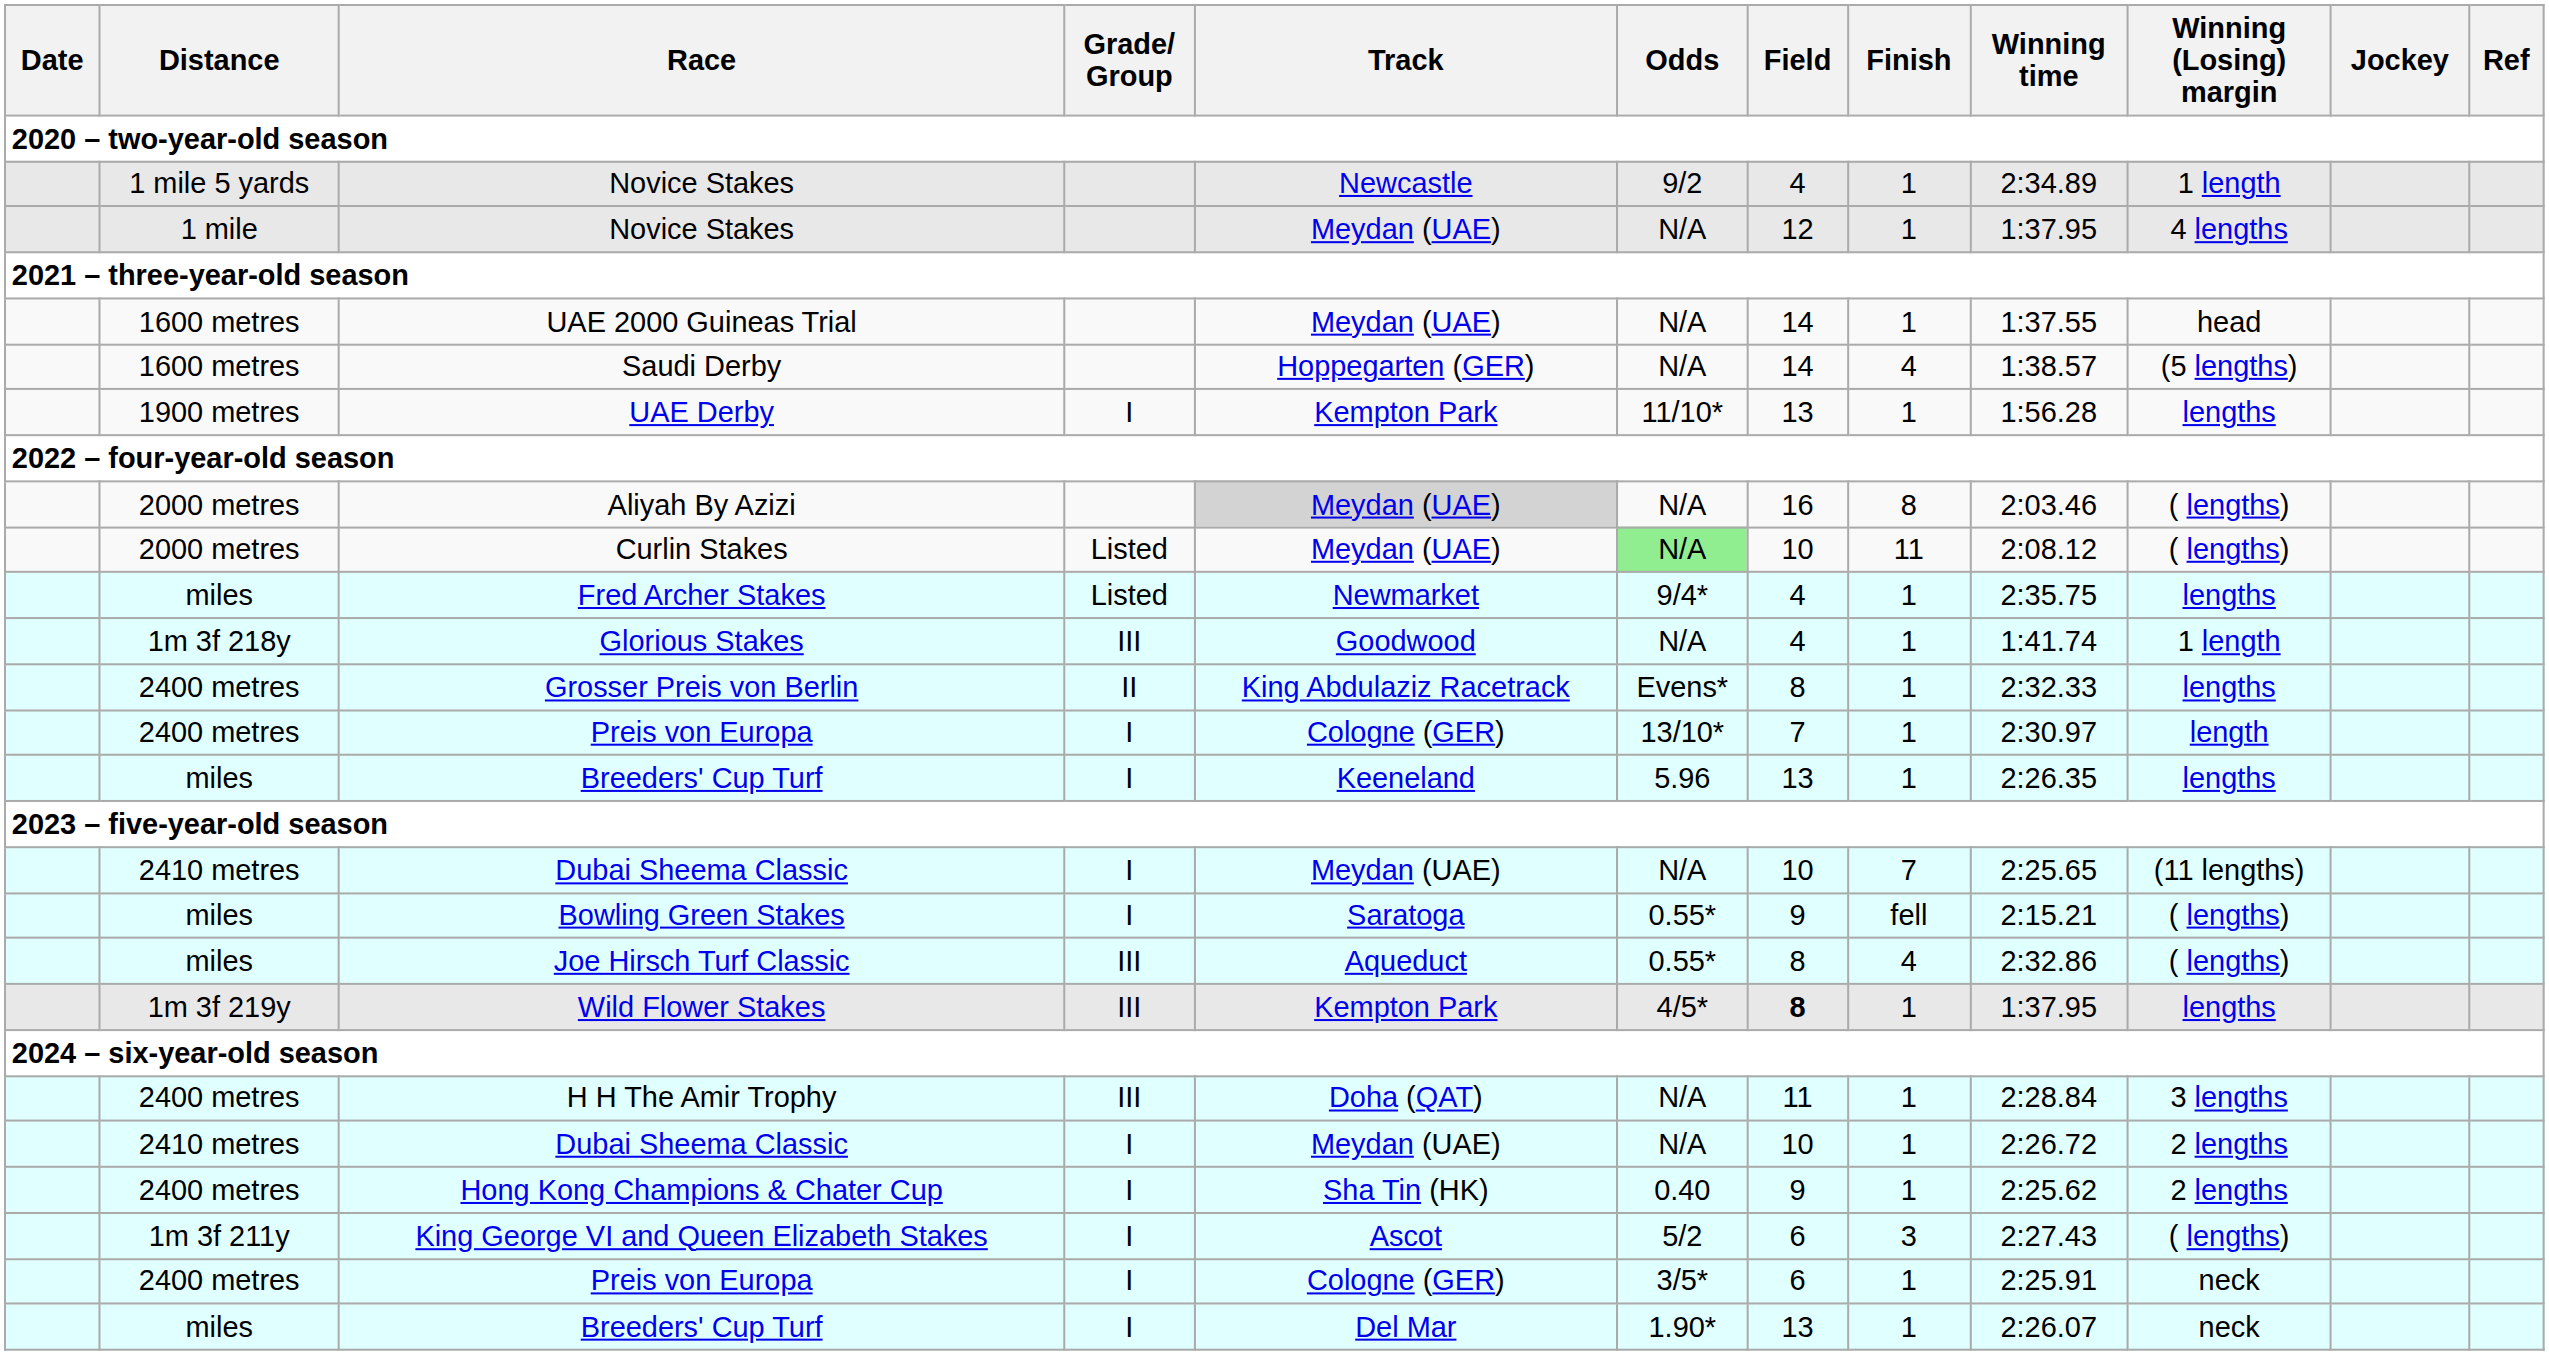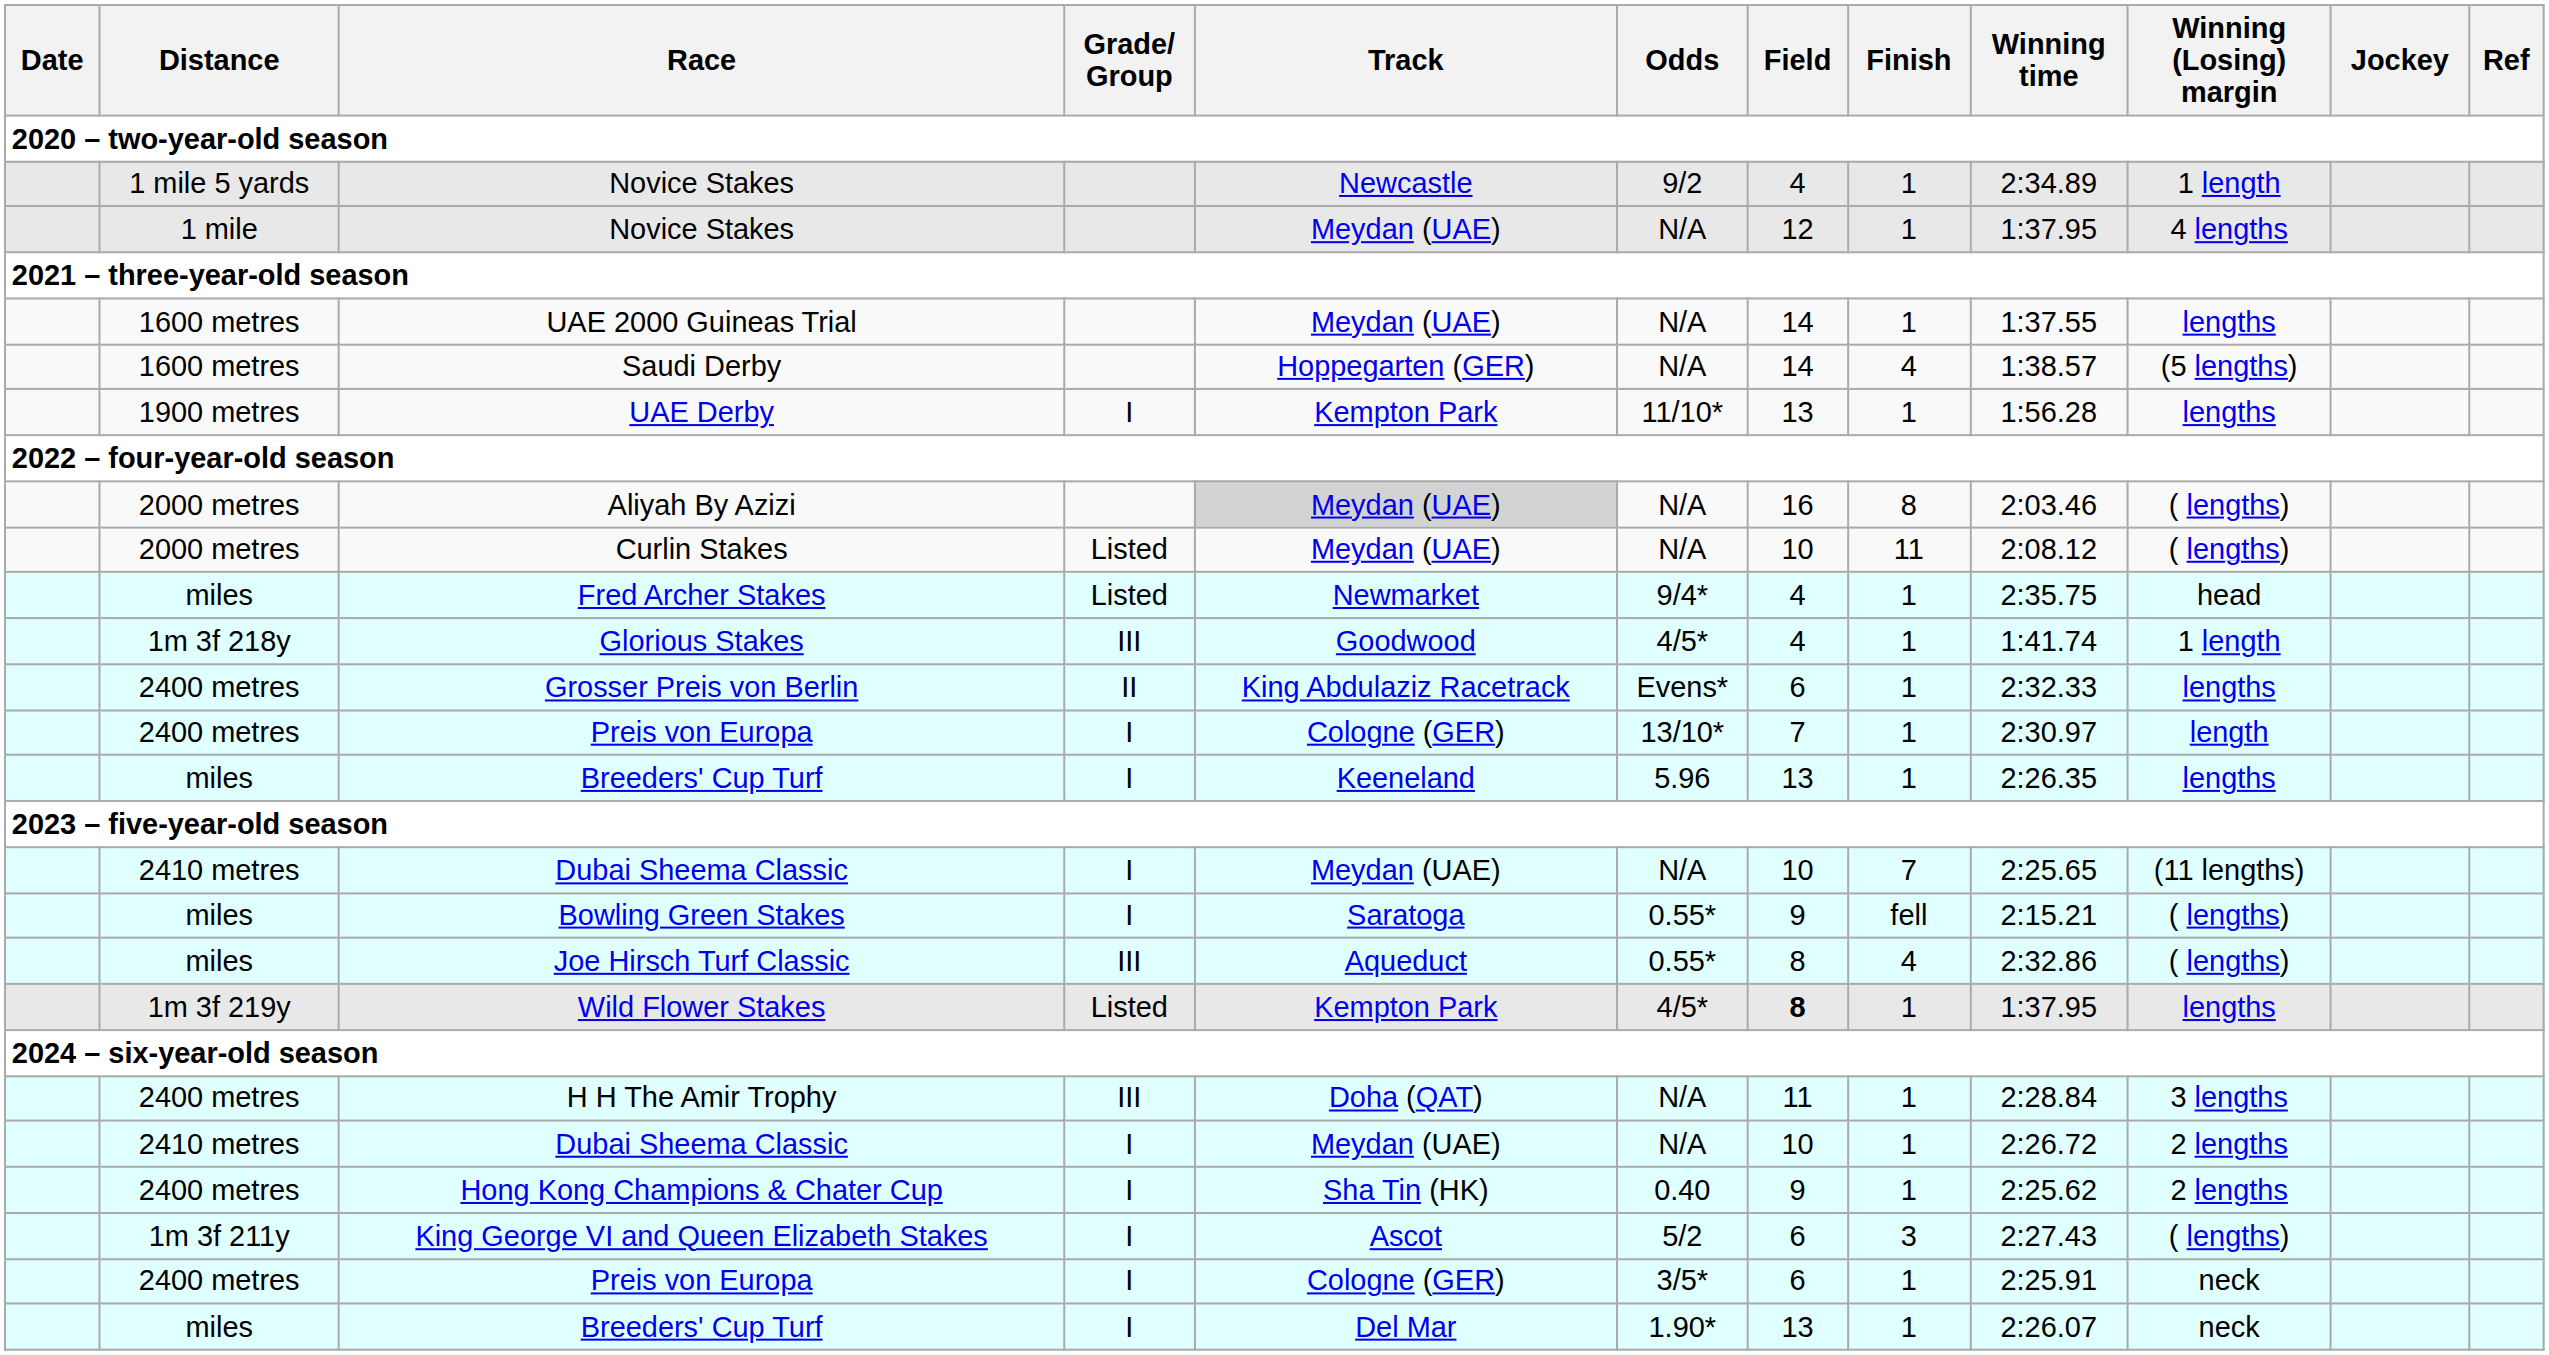(2229, 321) head -> (2229, 321) lengths
(1682, 550) lightgreen background -> (1682, 550) no background
(2229, 596) lengths -> (2229, 596) head
(1682, 641) N/A -> (1682, 641) 4/5*
(1798, 687) 8 -> (1798, 687) 6
(1129, 1007) III -> (1129, 1007) Listed
